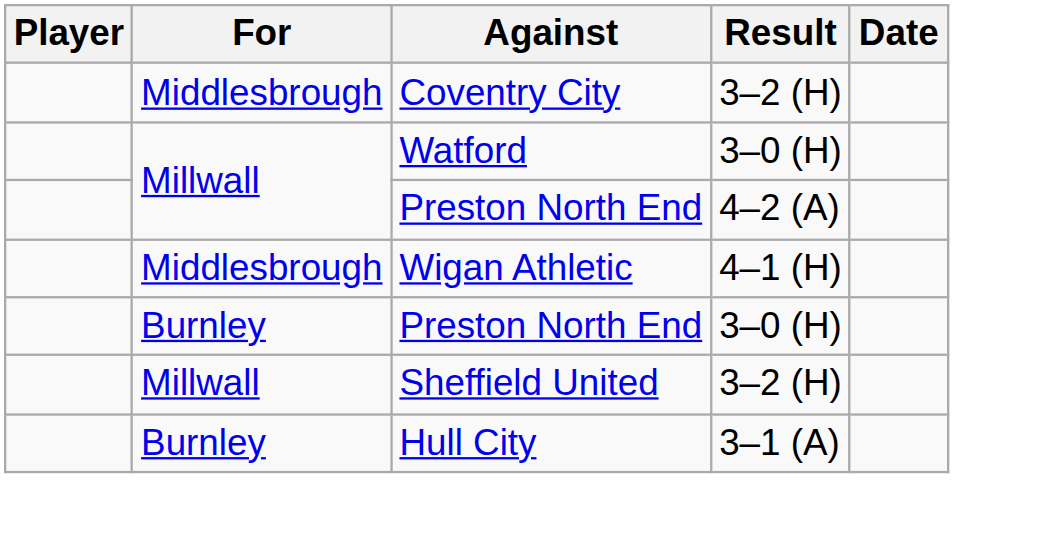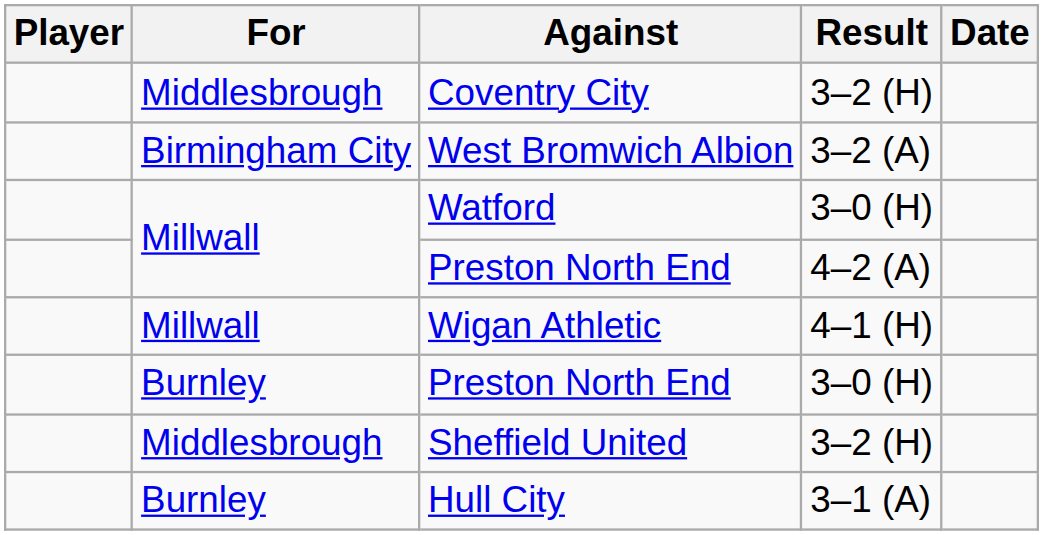+ row: (611, 150)
(262, 267) Middlesbrough -> (200, 325) Millwall
(200, 383) Millwall -> (262, 442) Middlesbrough
